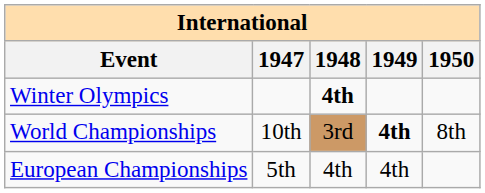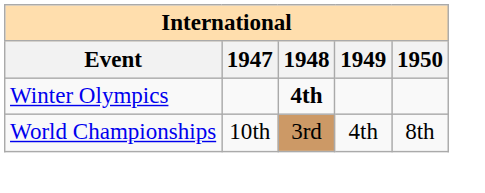(394, 132) bold -> (363, 132) normal
- row: (129, 168)
